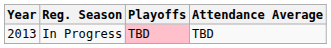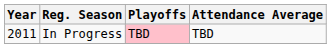(22, 34) 2013 -> (22, 34) 2011
